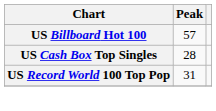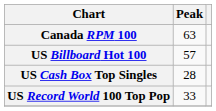+ row: (89, 34)
(190, 75) 31 -> (190, 95) 33
